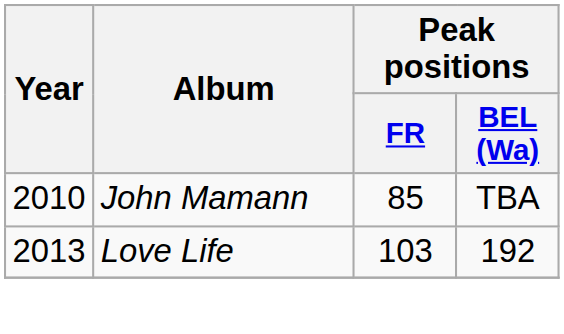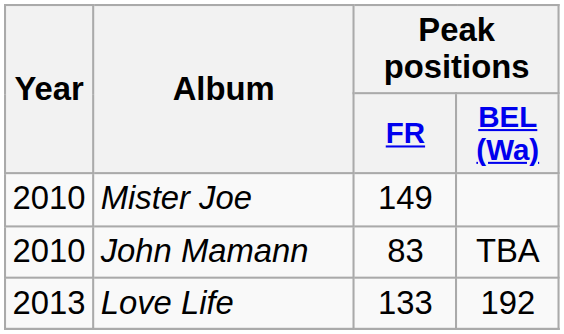+ row: (176, 198)
(405, 198) 85 -> (405, 250) 83
(405, 250) 103 -> (405, 302) 133
